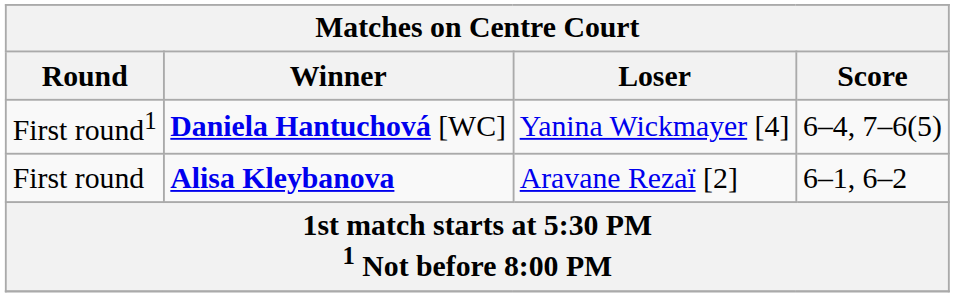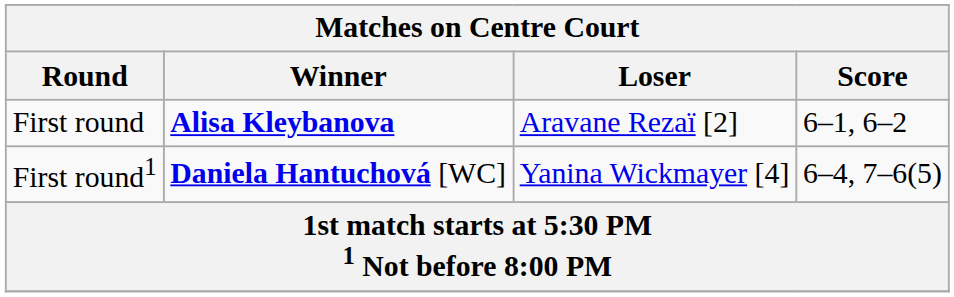rows swapped: (78, 177) <-> (85, 126)
